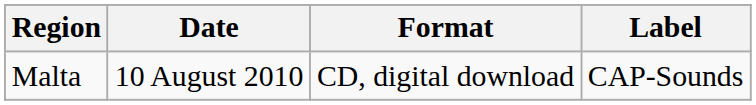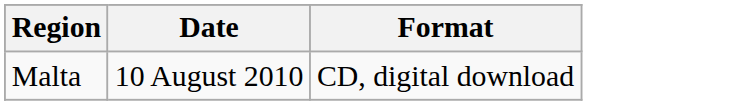- column: (666, 28)
